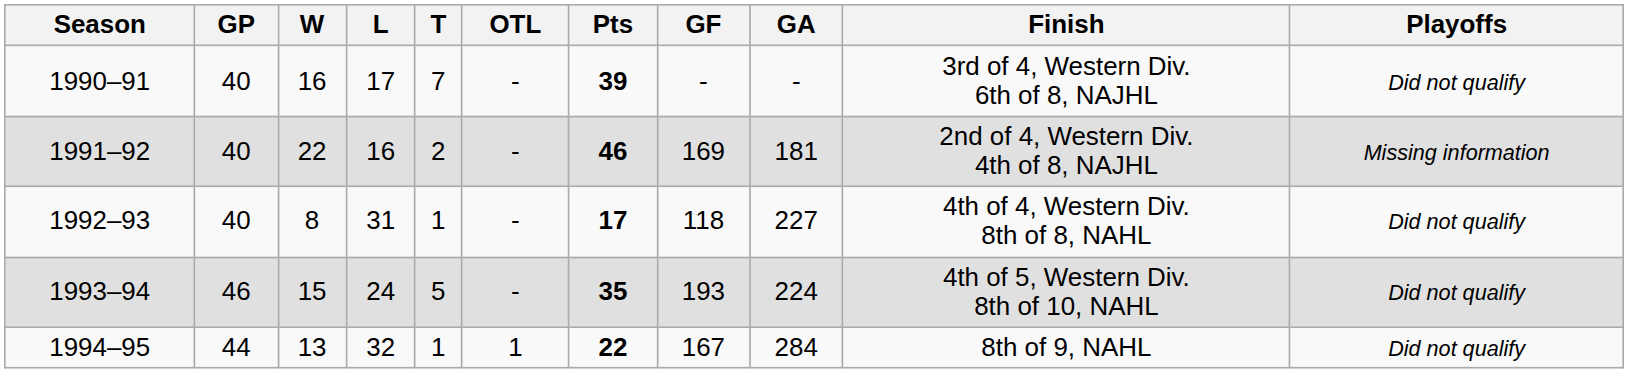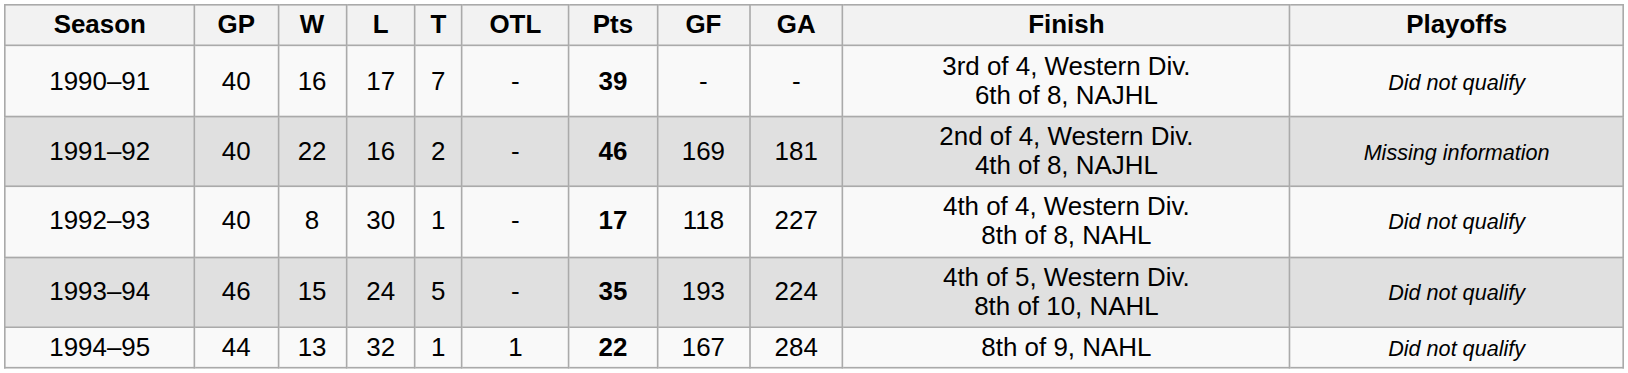(381, 221) 31 -> (381, 221) 30
